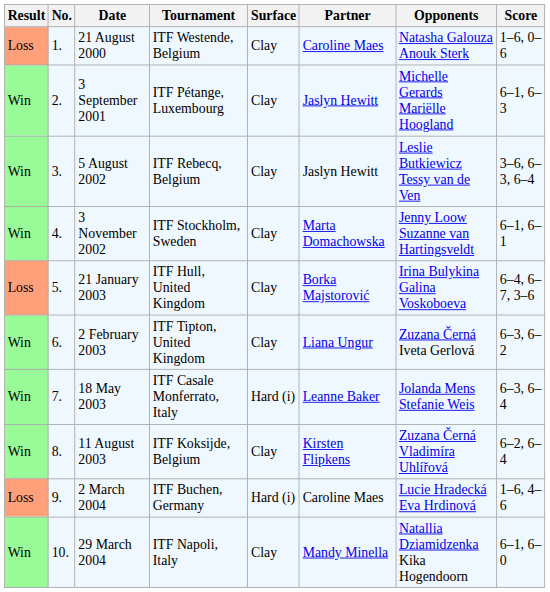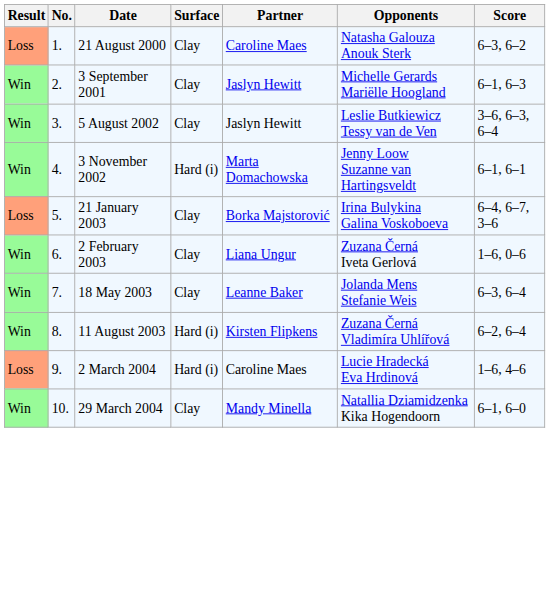- column: (199, 15)
(521, 45) 1–6, 0–6 -> (502, 45) 6–3, 6–2
(264, 233) Clay -> (196, 168) Hard (i)
(521, 341) 6–3, 6–2 -> (502, 253) 1–6, 0–6
(273, 396) Hard (i) -> (187, 292) Clay
(264, 450) Clay -> (196, 330) Hard (i)
